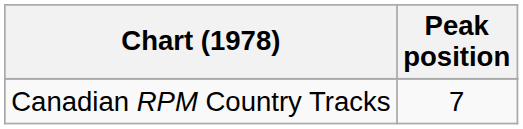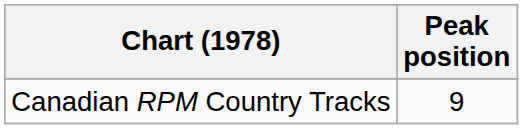(457, 100) 7 -> (457, 100) 9
